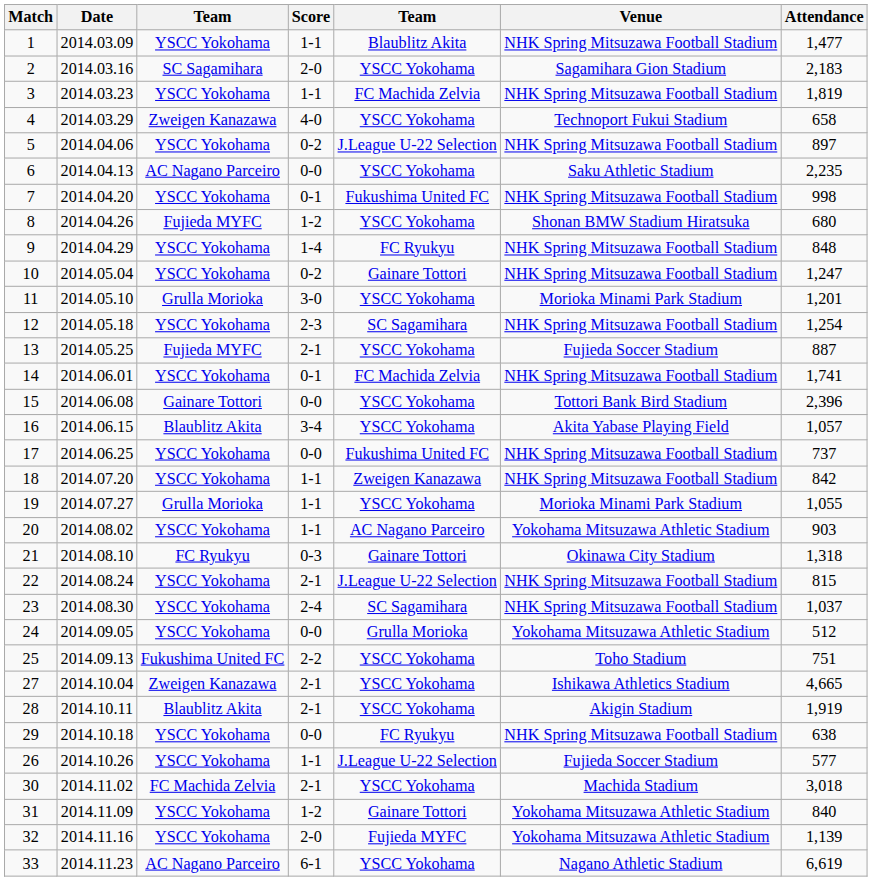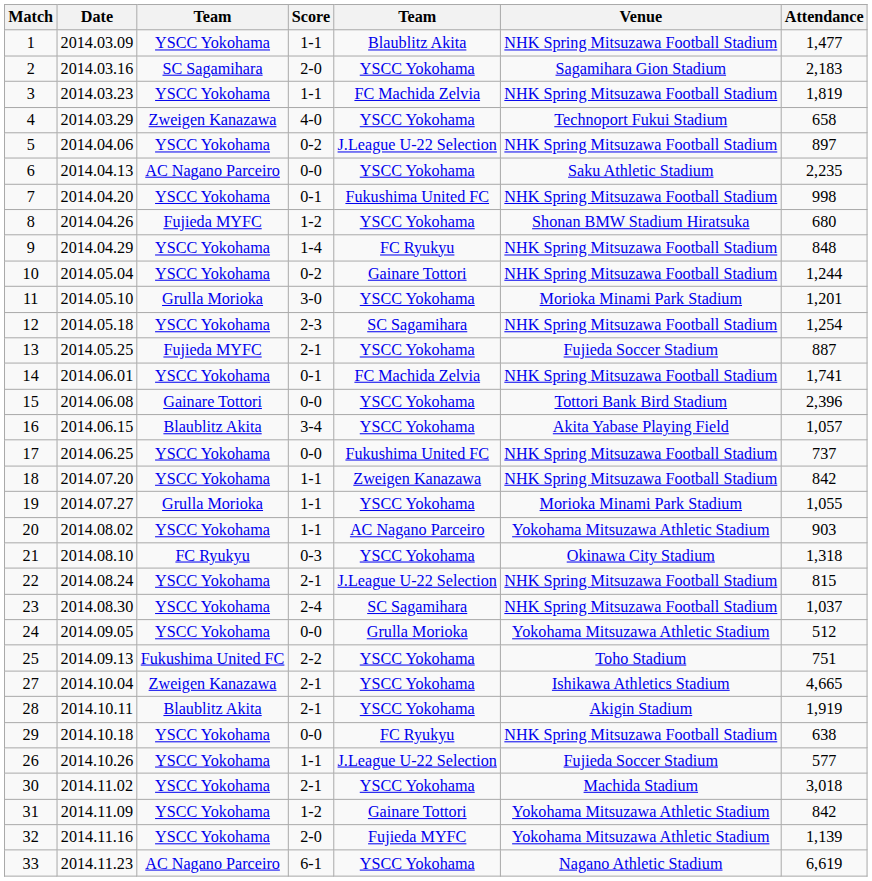(824, 273) 1,247 -> (824, 273) 1,244
(417, 555) Gainare Tottori -> (417, 555) YSCC Yokohama
(213, 786) FC Machida Zelvia -> (213, 786) YSCC Yokohama
(824, 811) 840 -> (824, 811) 842
